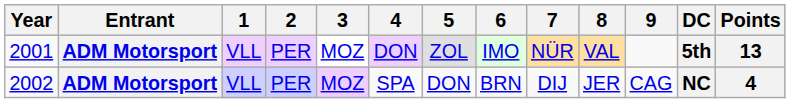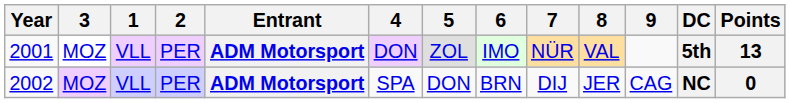columns swapped: (140, 20) <-> (342, 20)
(751, 82) 4 -> (751, 82) 0
